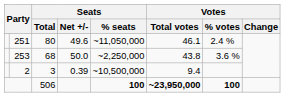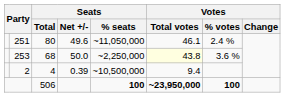(191, 56) no background -> (191, 56) lightyellow background
(53, 71) 3 -> (53, 71) 4
